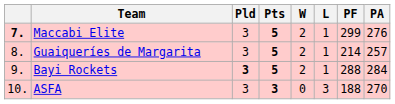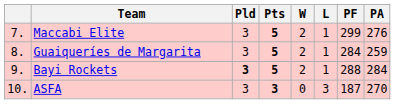(18, 33) bold -> (18, 33) normal
(351, 52) 214 -> (351, 52) 284
(377, 52) 257 -> (377, 52) 259
(351, 89) 188 -> (351, 89) 187
